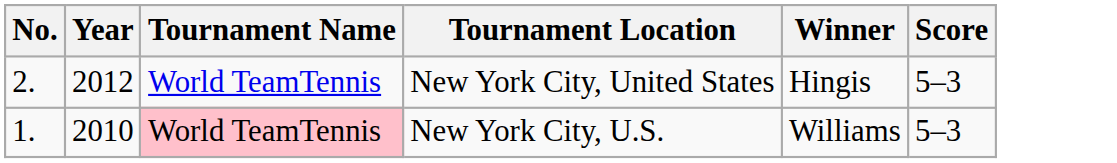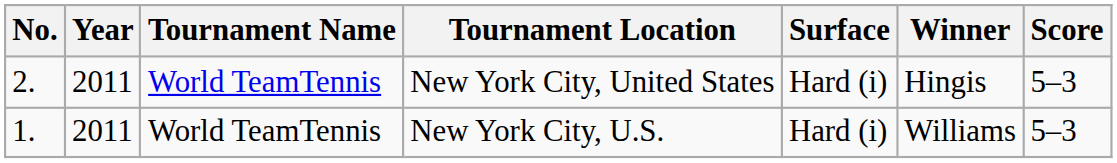+ column: (839, 30)
(103, 81) 2012 -> (102, 81) 2011
(103, 131) 2010 -> (102, 131) 2011
(265, 131) pink background -> (265, 131) no background
